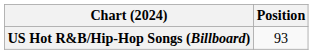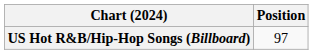(281, 37) 93 -> (281, 37) 97
